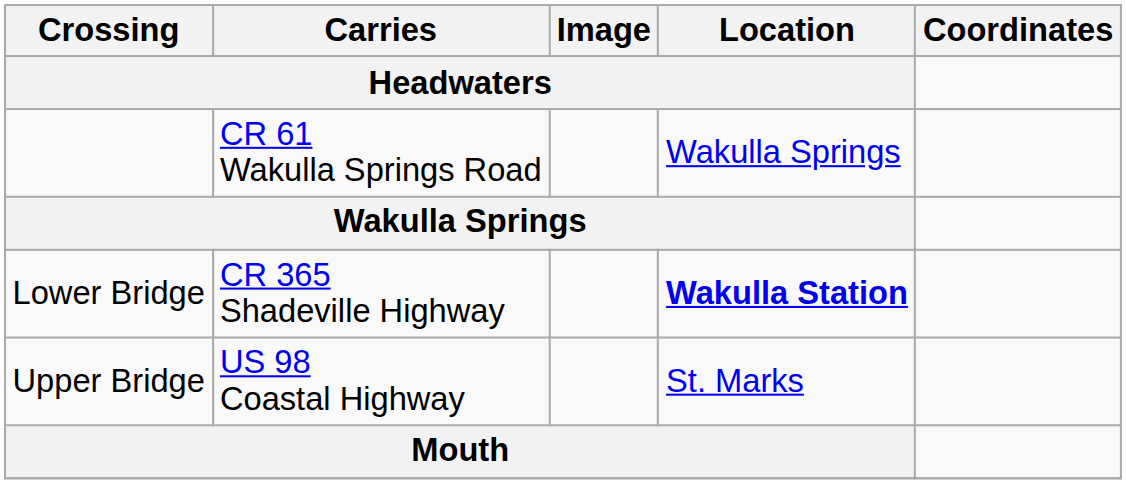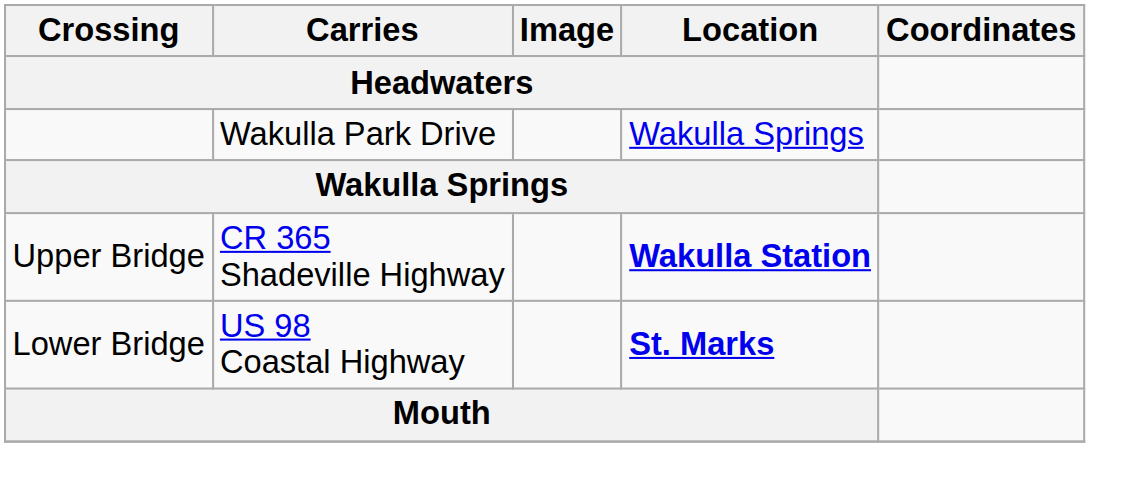- row: (381, 152)
+ row: (358, 133)
(109, 292) Lower Bridge -> (109, 255) Upper Bridge
(109, 381) Upper Bridge -> (109, 344) Lower Bridge
(735, 381) normal -> (702, 344) bold
